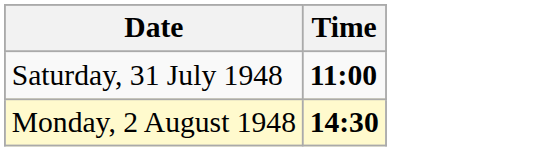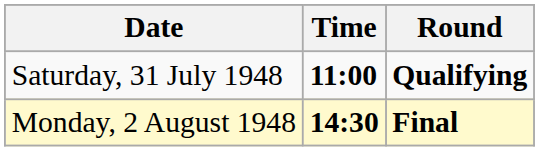+ column: (460, 27)
